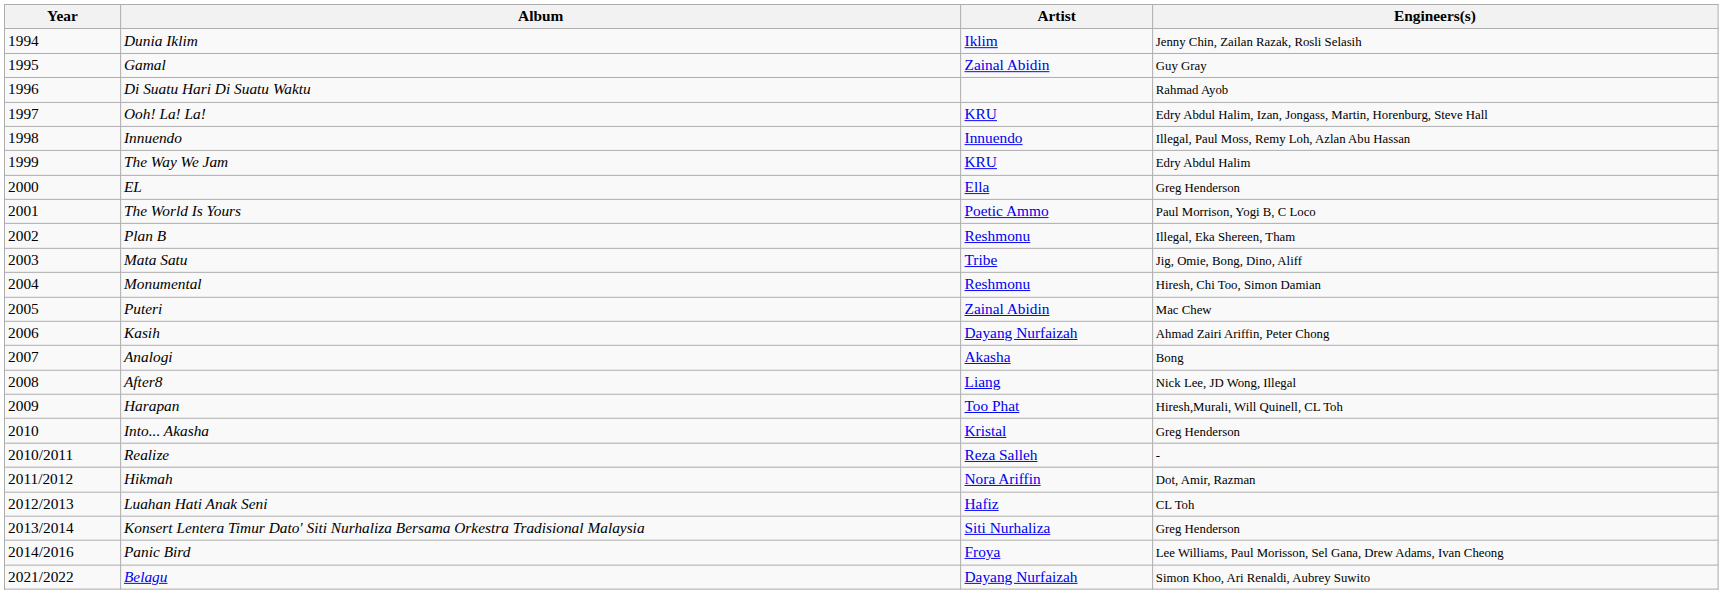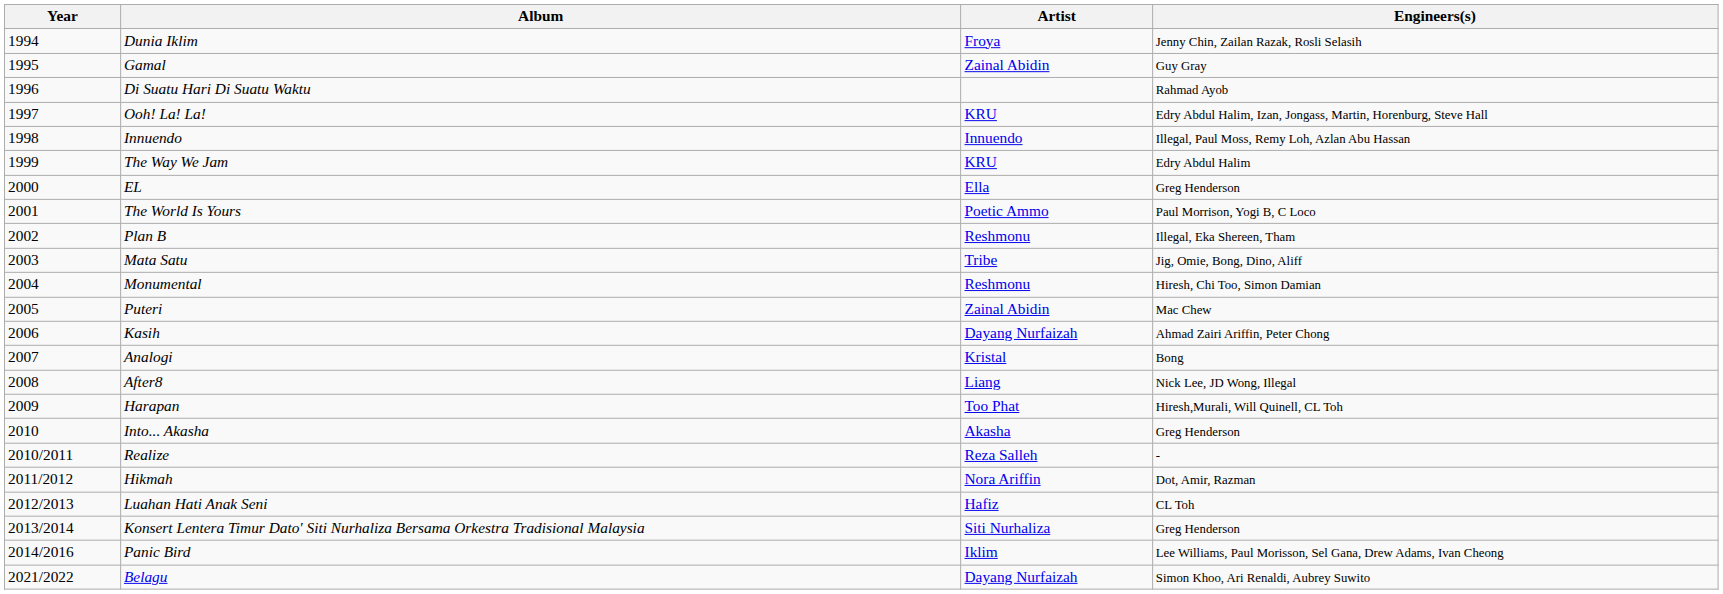(981, 41) Iklim -> (982, 41) Froya
(988, 357) Akasha -> (985, 357) Kristal
(985, 430) Kristal -> (988, 430) Akasha
(982, 552) Froya -> (981, 552) Iklim
